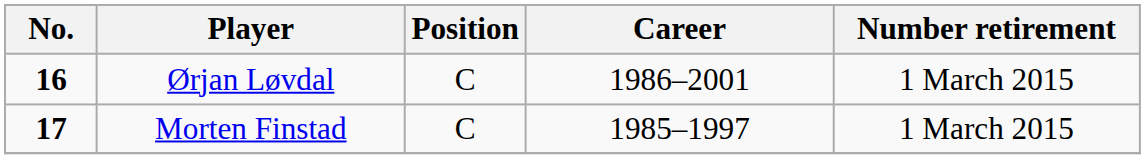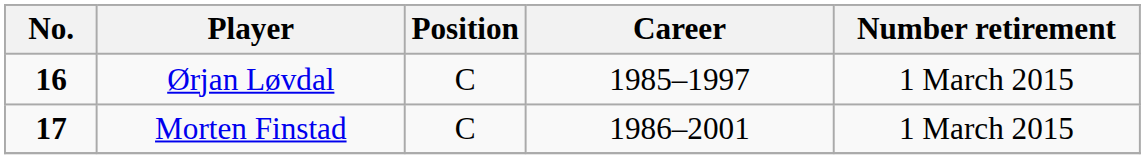(680, 78) 1986–2001 -> (680, 78) 1985–1997
(680, 128) 1985–1997 -> (680, 128) 1986–2001
